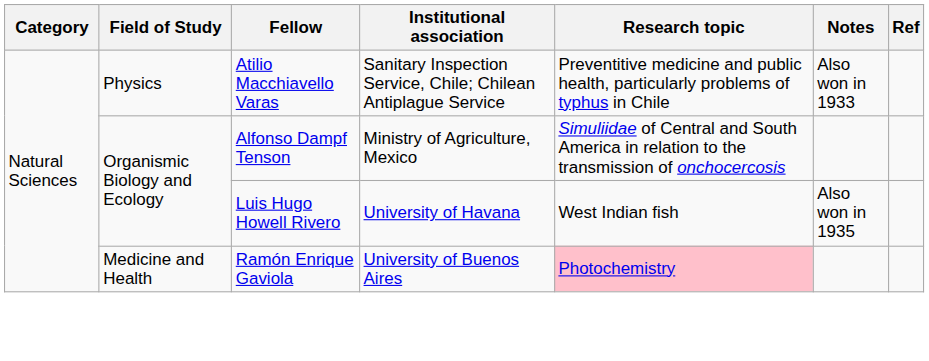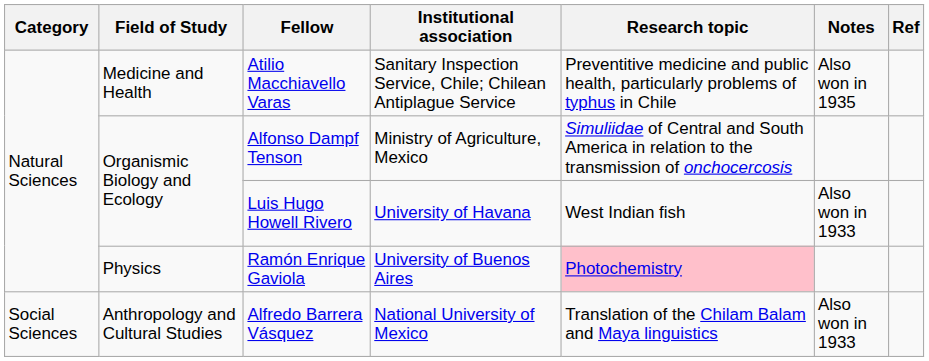(132, 83) Physics -> (153, 83) Medicine and Health
(842, 83) Also won in 1933 -> (843, 83) Also won in 1935
(842, 213) Also won in 1935 -> (843, 213) Also won in 1933
(154, 268) Medicine and Health -> (132, 268) Physics
+ row: (305, 324)
